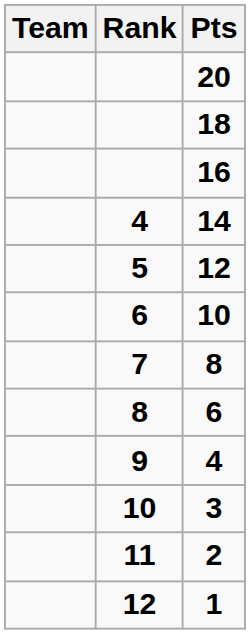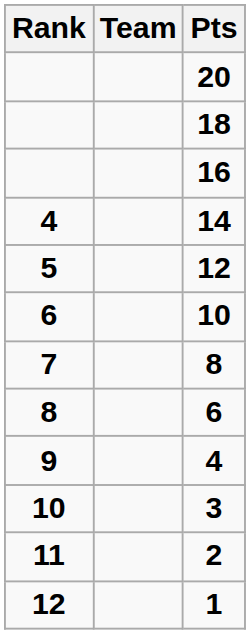columns swapped: (140, 28) <-> (50, 28)
